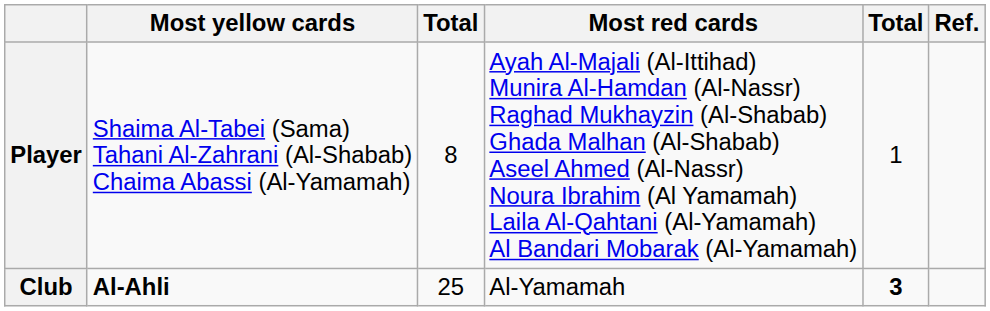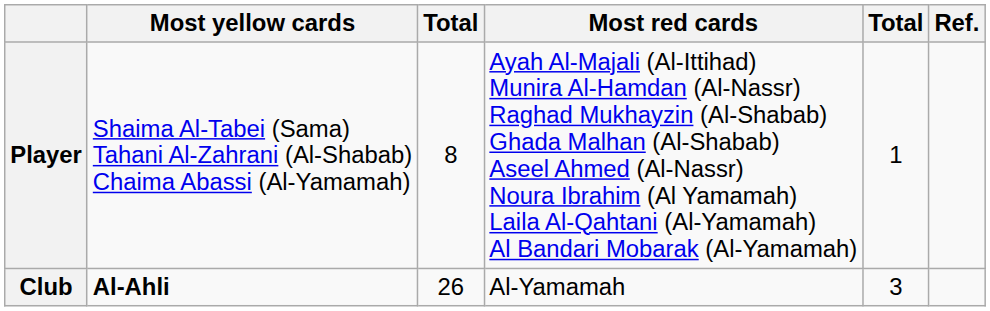(451, 286) 25 -> (451, 286) 26
(896, 286) bold -> (896, 286) normal
